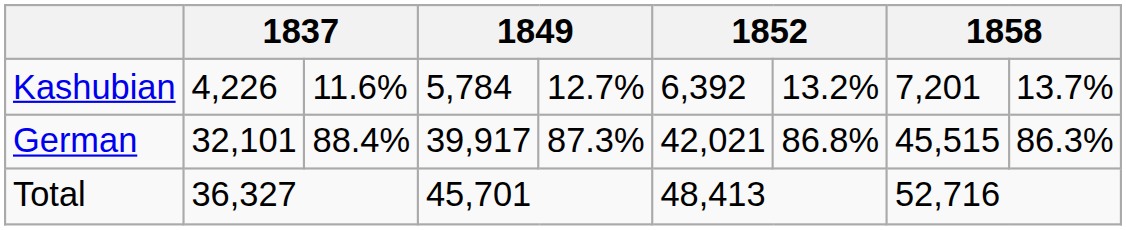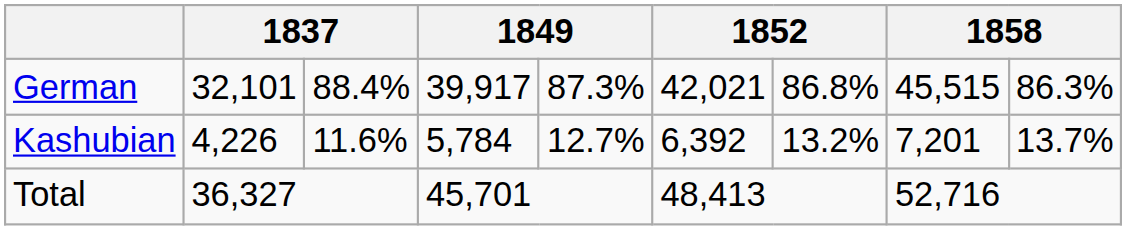rows swapped: (75, 140) <-> (94, 86)
